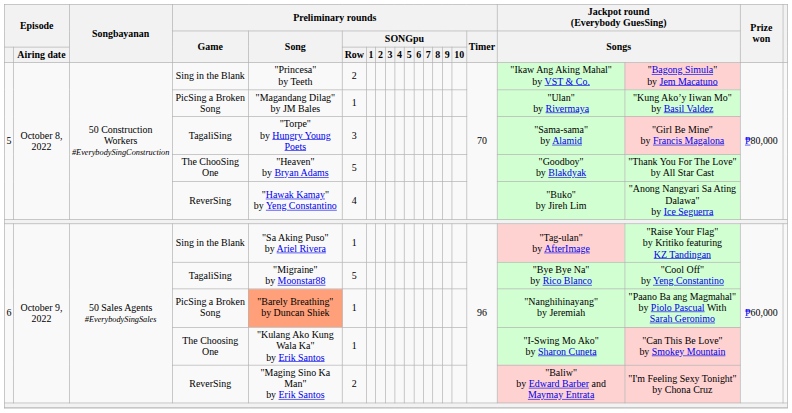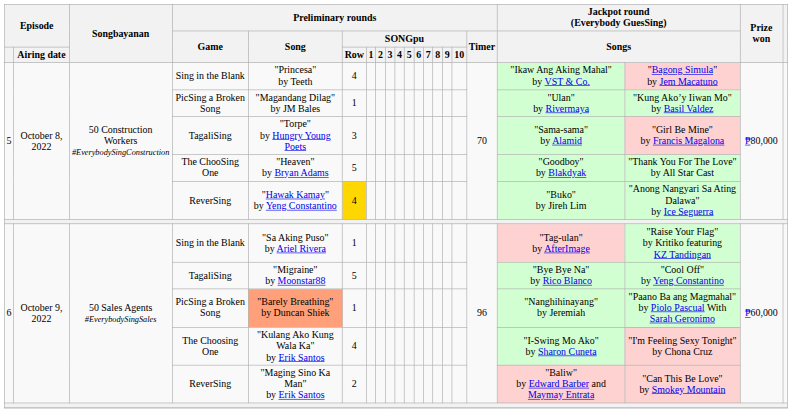(354, 76) 2 -> (354, 76) 4
(354, 200) no background -> (354, 200) gold background
(354, 346) 1 -> (354, 346) 4
(682, 346) "Can This Be Love" by Smokey Mountain -> (682, 346) "I'm Feeling Sexy Tonight" by Chona Cruz
(682, 384) "I'm Feeling Sexy Tonight" by Chona Cruz -> (682, 384) "Can This Be Love" by Smokey Mountain
